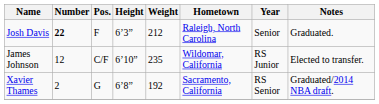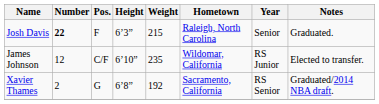(155, 33) 212 -> (155, 33) 215
